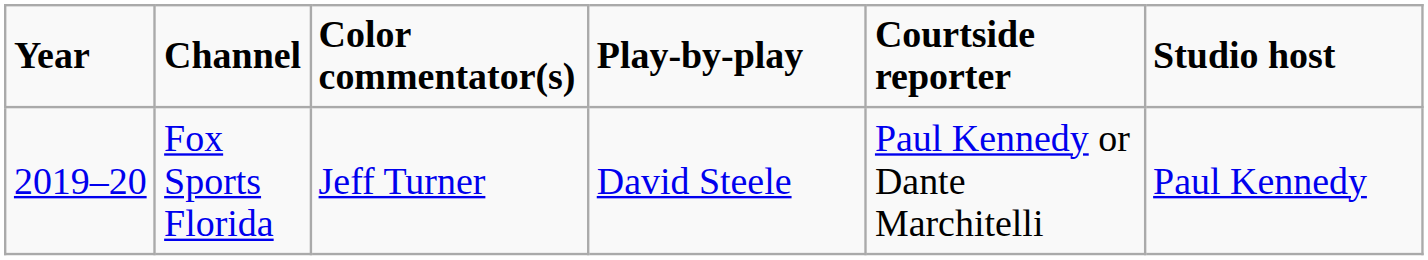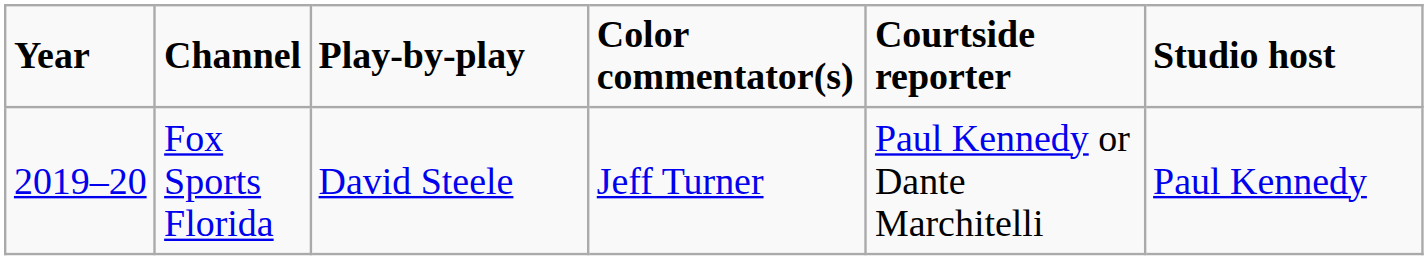columns swapped: (700, 55) <-> (447, 55)
